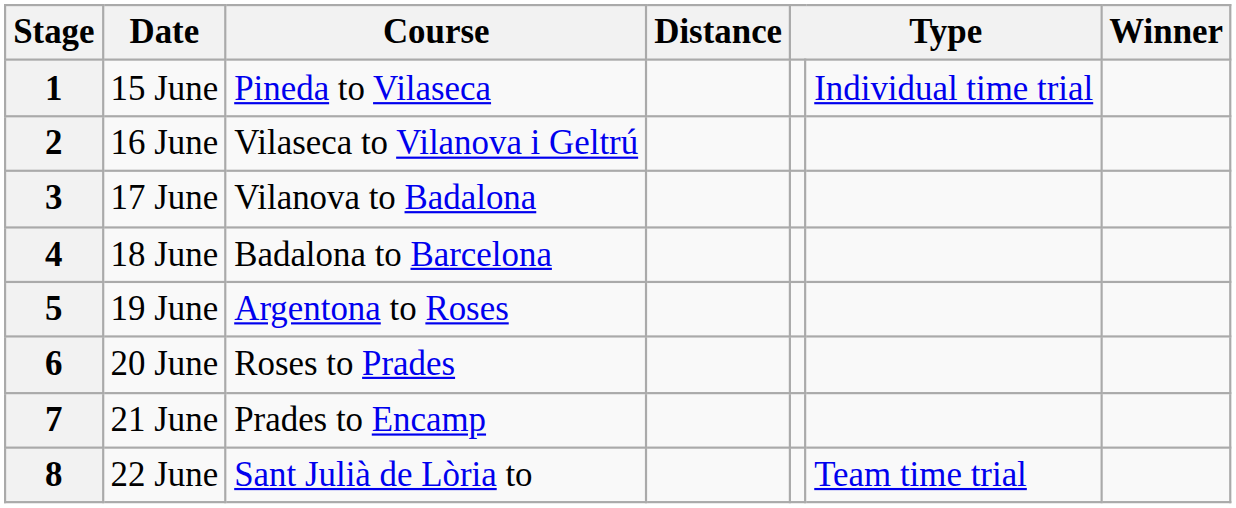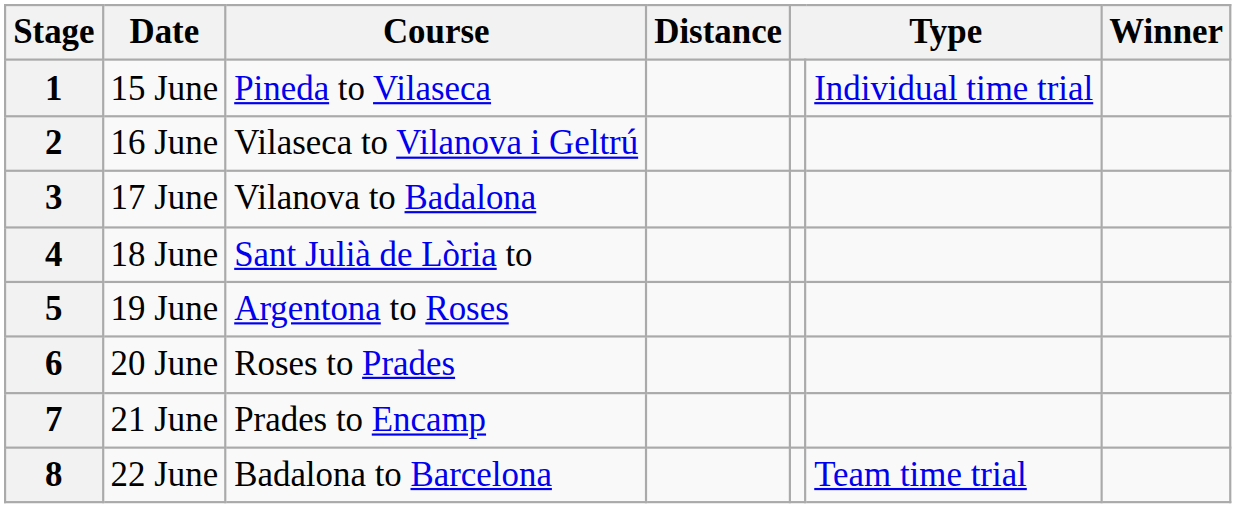(393, 253) Badalona to Barcelona -> (383, 253) Sant Julià de Lòria to
(383, 474) Sant Julià de Lòria to -> (393, 474) Badalona to Barcelona
